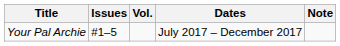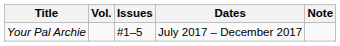columns swapped: (143, 13) <-> (109, 13)
